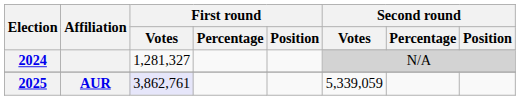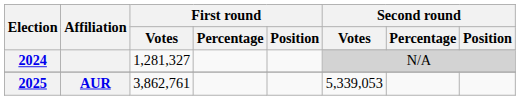(162, 83) lavender background -> (162, 83) no background
(354, 83) 5,339,059 -> (354, 83) 5,339,053
